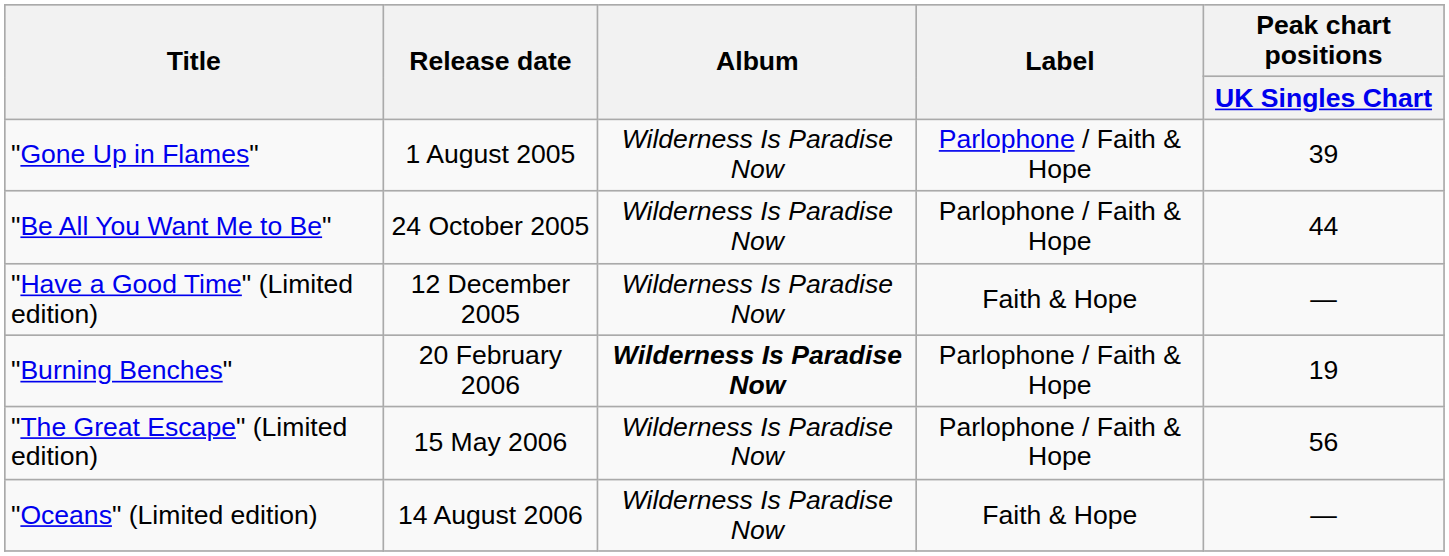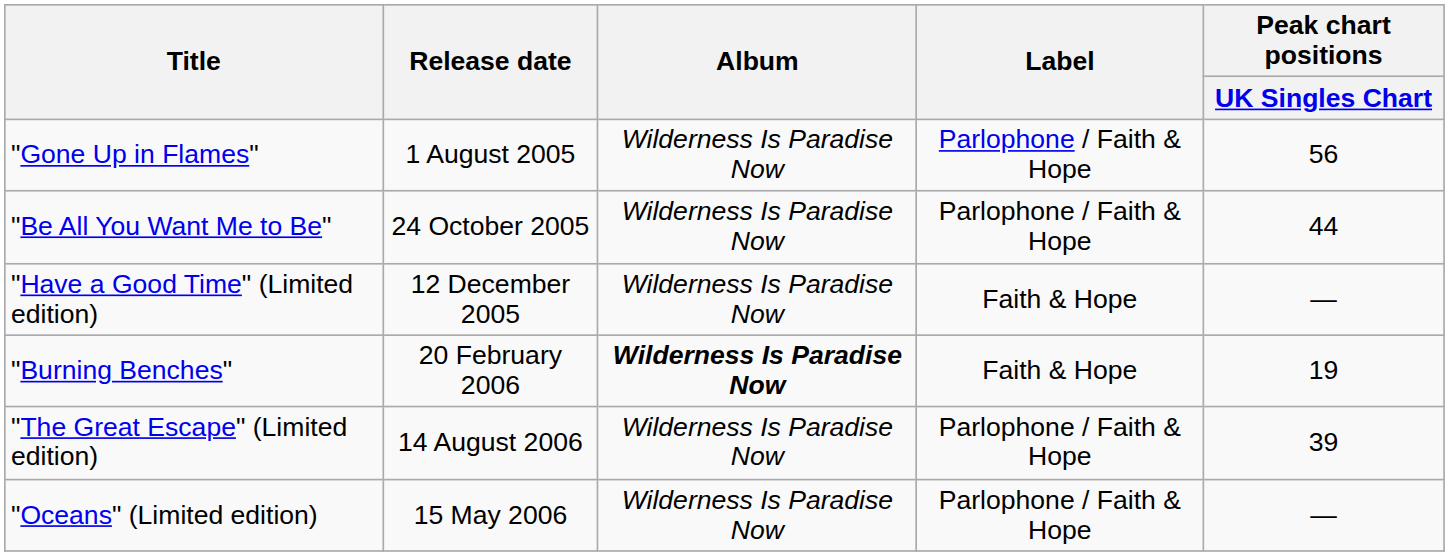(1324, 154) 39 -> (1324, 154) 56
(1060, 370) Parlophone / Faith & Hope -> (1060, 370) Faith & Hope
(490, 442) 15 May 2006 -> (490, 442) 14 August 2006
(1324, 442) 56 -> (1324, 442) 39
(490, 514) 14 August 2006 -> (490, 514) 15 May 2006
(1060, 514) Faith & Hope -> (1060, 514) Parlophone / Faith & Hope
